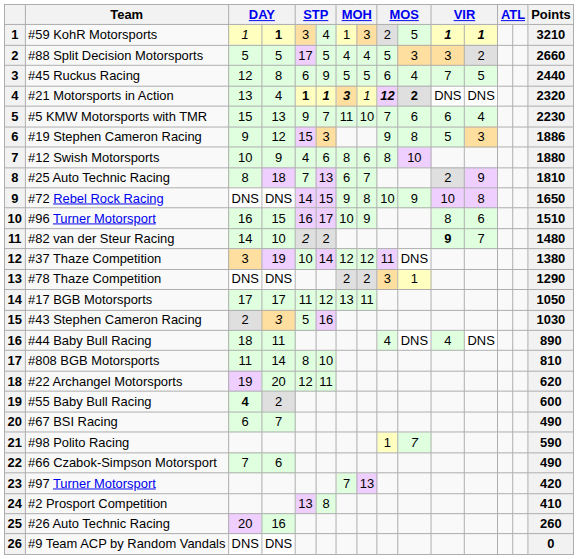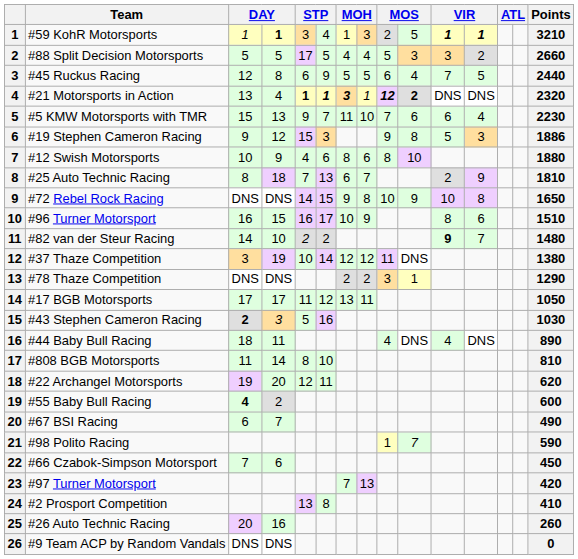(245, 320) normal -> (245, 320) bold
(551, 462) 490 -> (551, 462) 450
